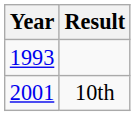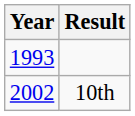(32, 92) 2001 -> (32, 92) 2002
